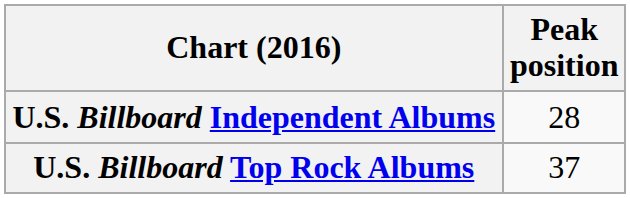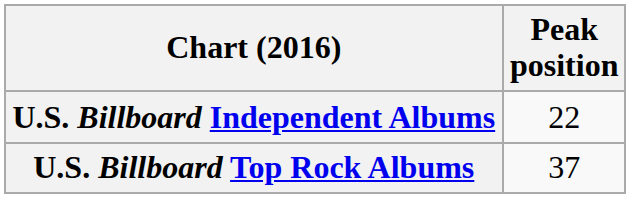(564, 116) 28 -> (564, 116) 22
